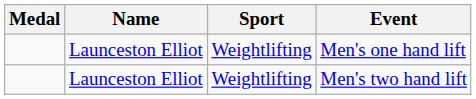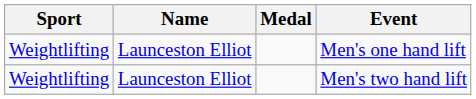columns swapped: (35, 19) <-> (262, 19)
